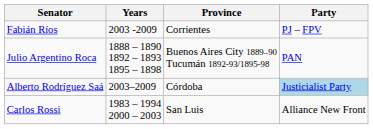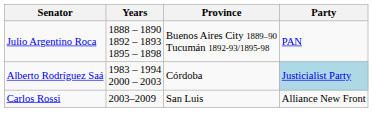- row: (32, 29)
(132, 86) 2003–2009 -> (135, 76) 1983 – 1994 2000 – 2003
(135, 109) 1983 – 1994 2000 – 2003 -> (132, 98) 2003–2009
